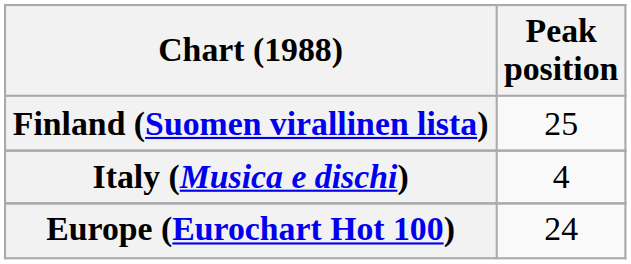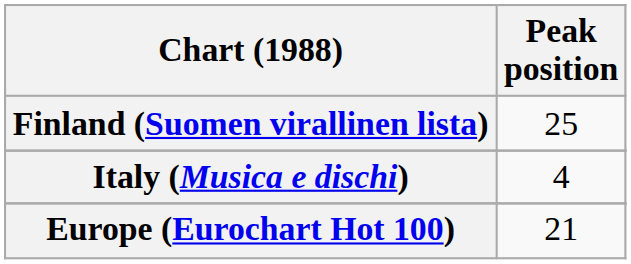(561, 229) 24 -> (561, 229) 21
